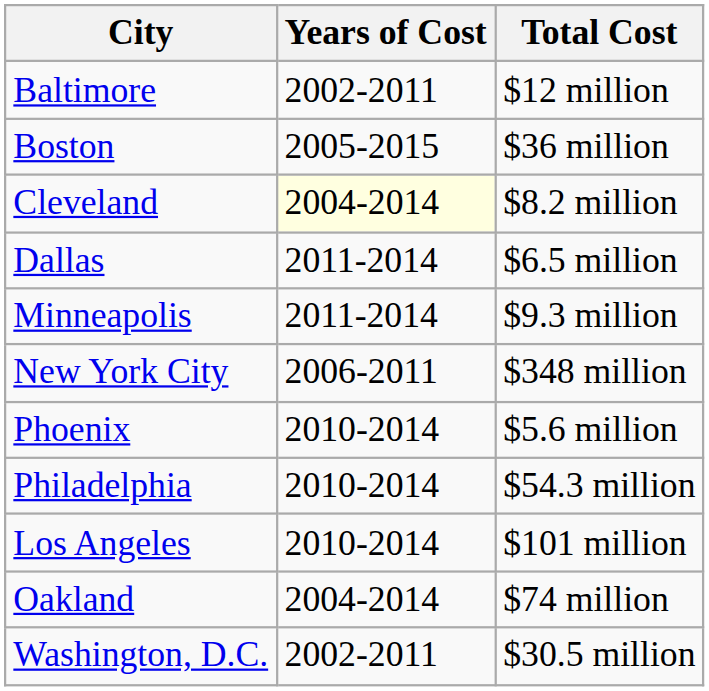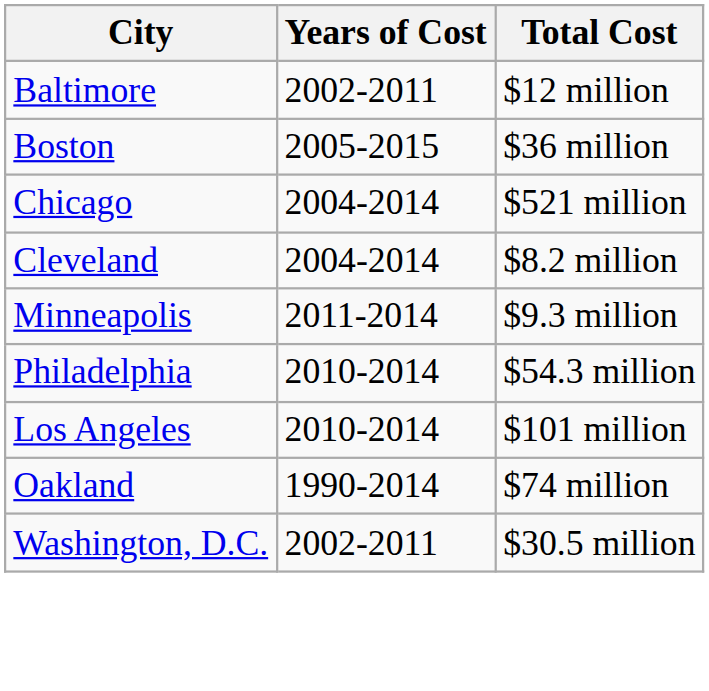+ row: (73, 202)
(362, 202) lightyellow background -> (362, 259) no background
- row: (59, 259)
- row: (121, 372)
- row: (72, 428)
(362, 598) 2004-2014 -> (362, 485) 1990-2014
